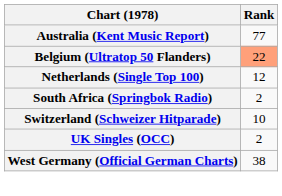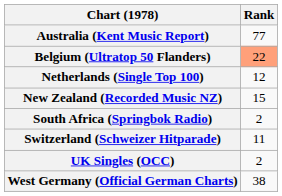+ row: (123, 98)
(259, 118) 10 -> (259, 139) 11
